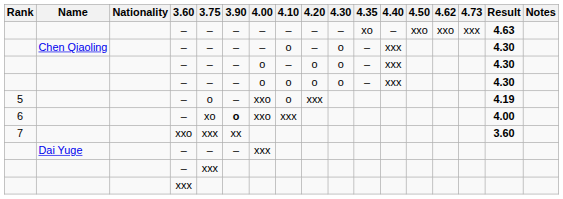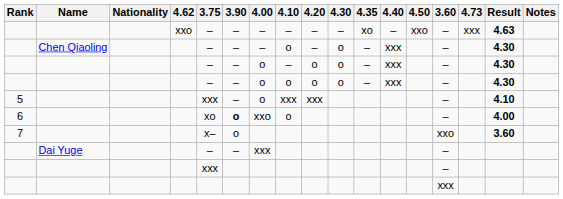columns swapped: (184, 13) <-> (446, 13)
(210, 99) o -> (210, 99) xxx
(262, 99) xxo -> (262, 99) o
(288, 99) o -> (288, 99) xxx
(504, 99) 4.19 -> (504, 99) 4.10
(288, 116) xxx -> (288, 116) o
(210, 133) xxx -> (210, 133) x–
(236, 133) xx -> (236, 133) o
